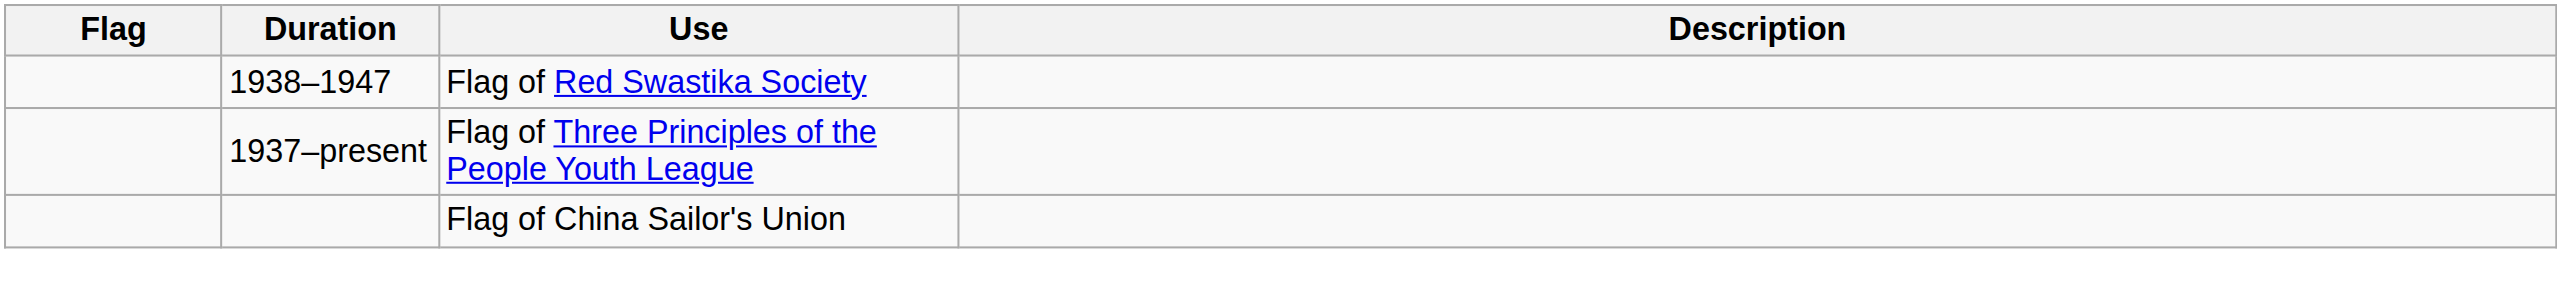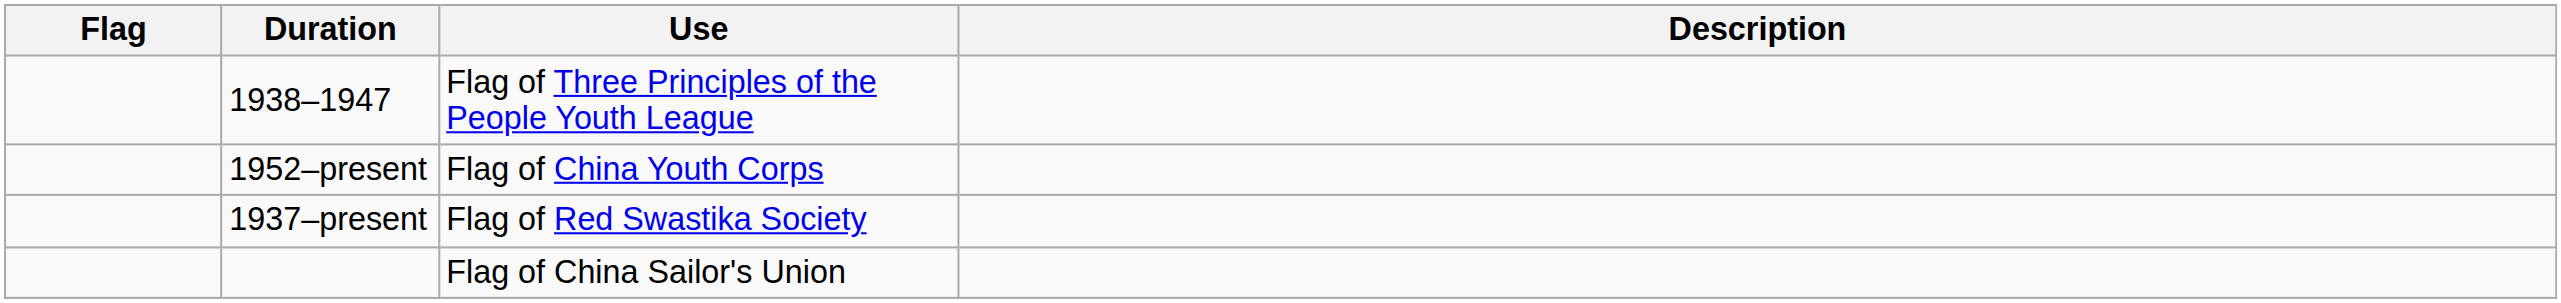(656, 81) Flag of Red Swastika Society -> (662, 99) Flag of Three Principles of the People Youth League
+ row: (328, 169)
(662, 150) Flag of Three Principles of the People Youth League -> (656, 220) Flag of Red Swastika Society
